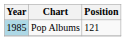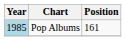(92, 28) 121 -> (92, 28) 161
